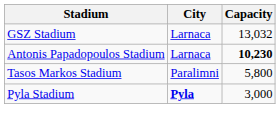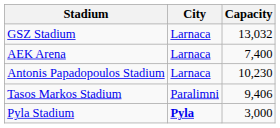+ row: (37, 53)
(255, 53) bold -> (255, 73) normal
(258, 73) 5,800 -> (258, 93) 9,406
